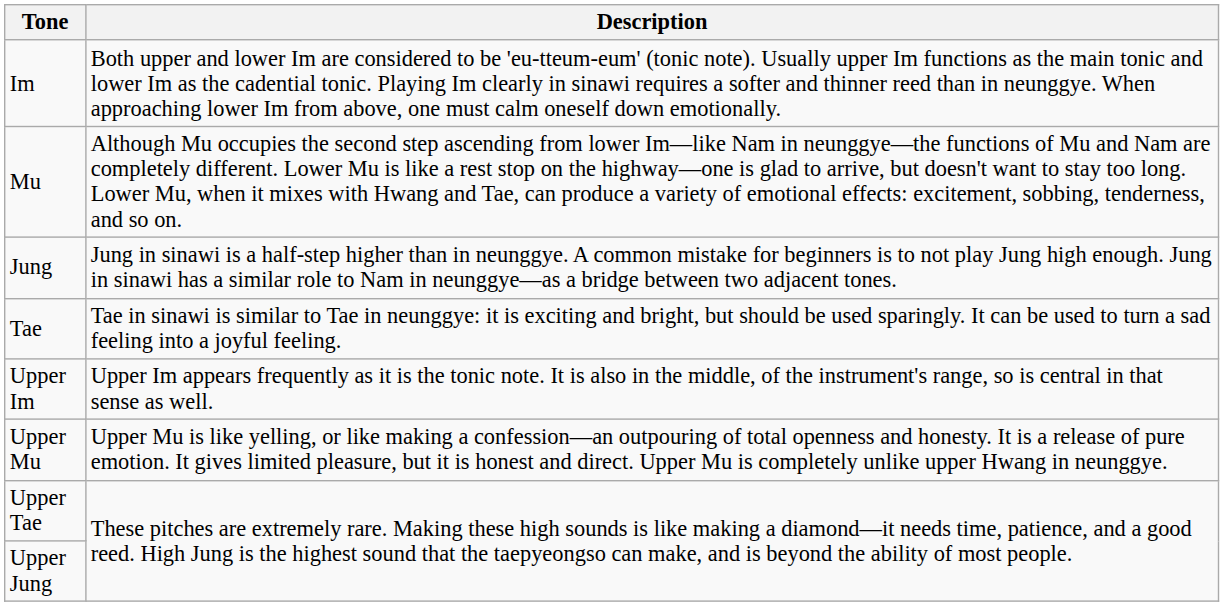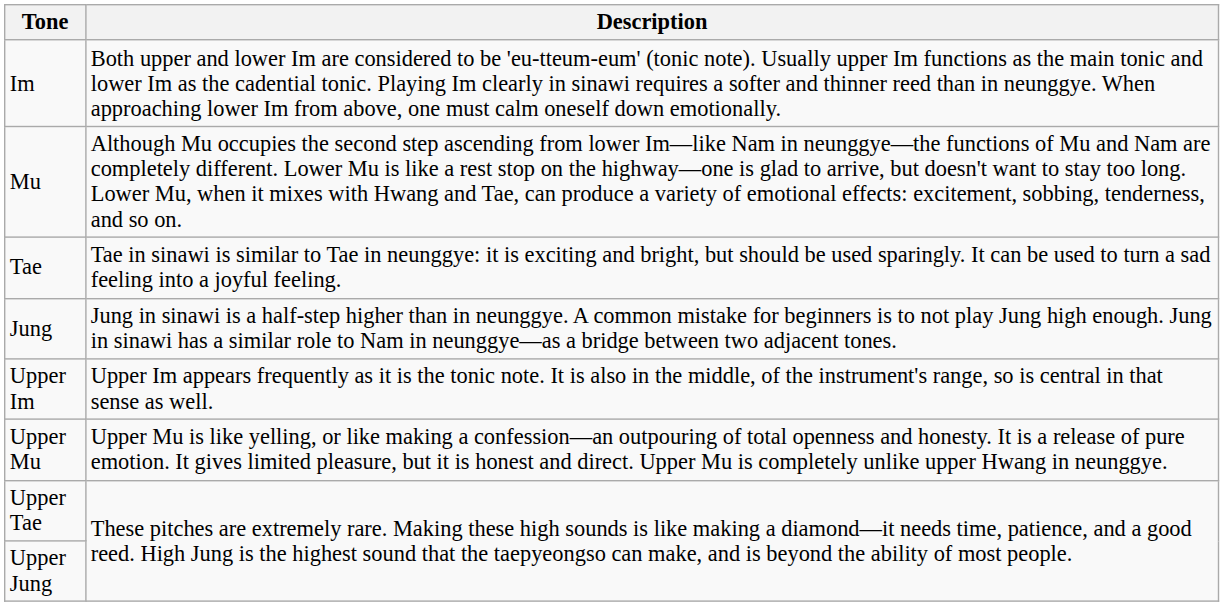rows swapped: (26, 328) <-> (31, 267)
